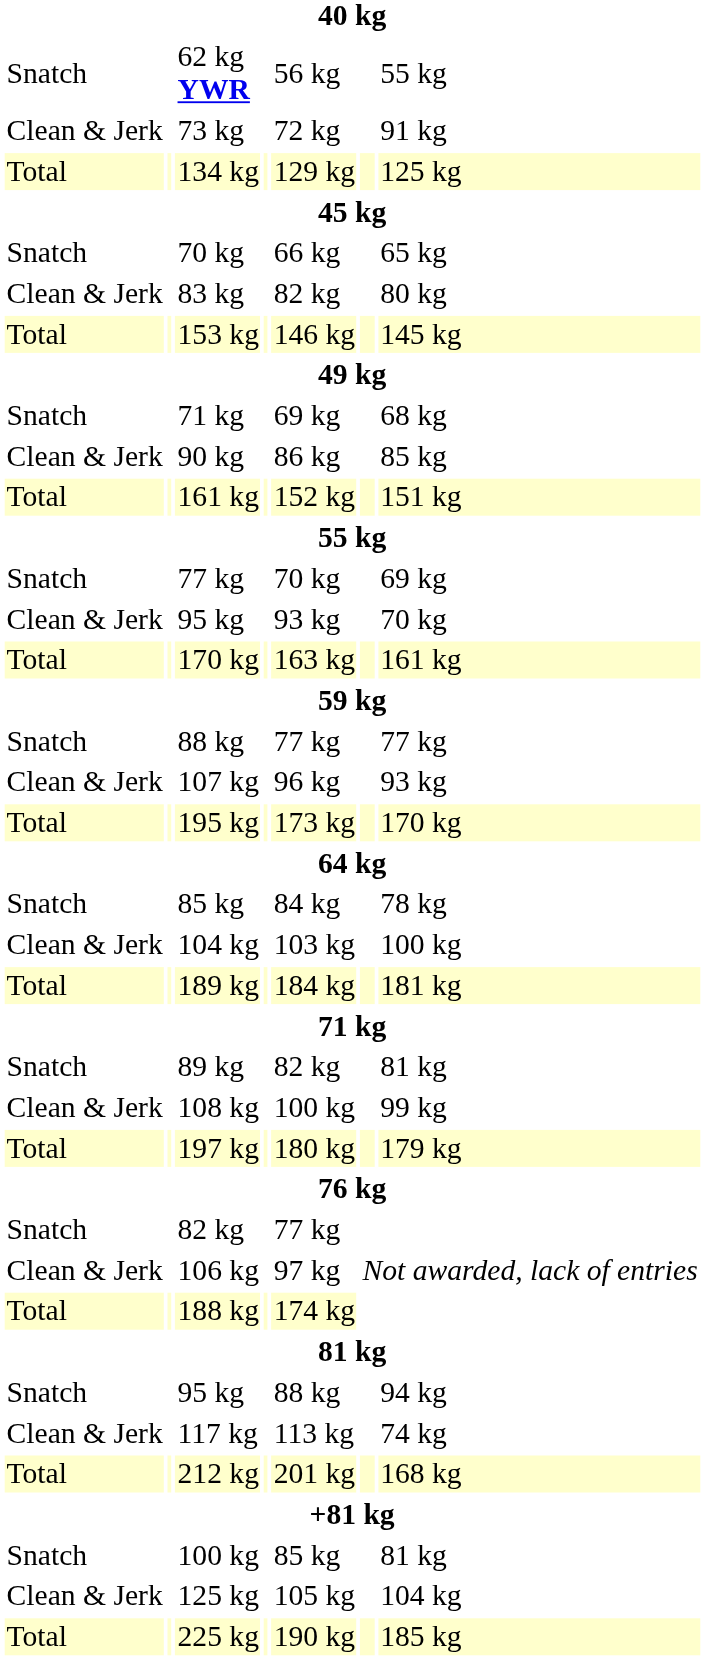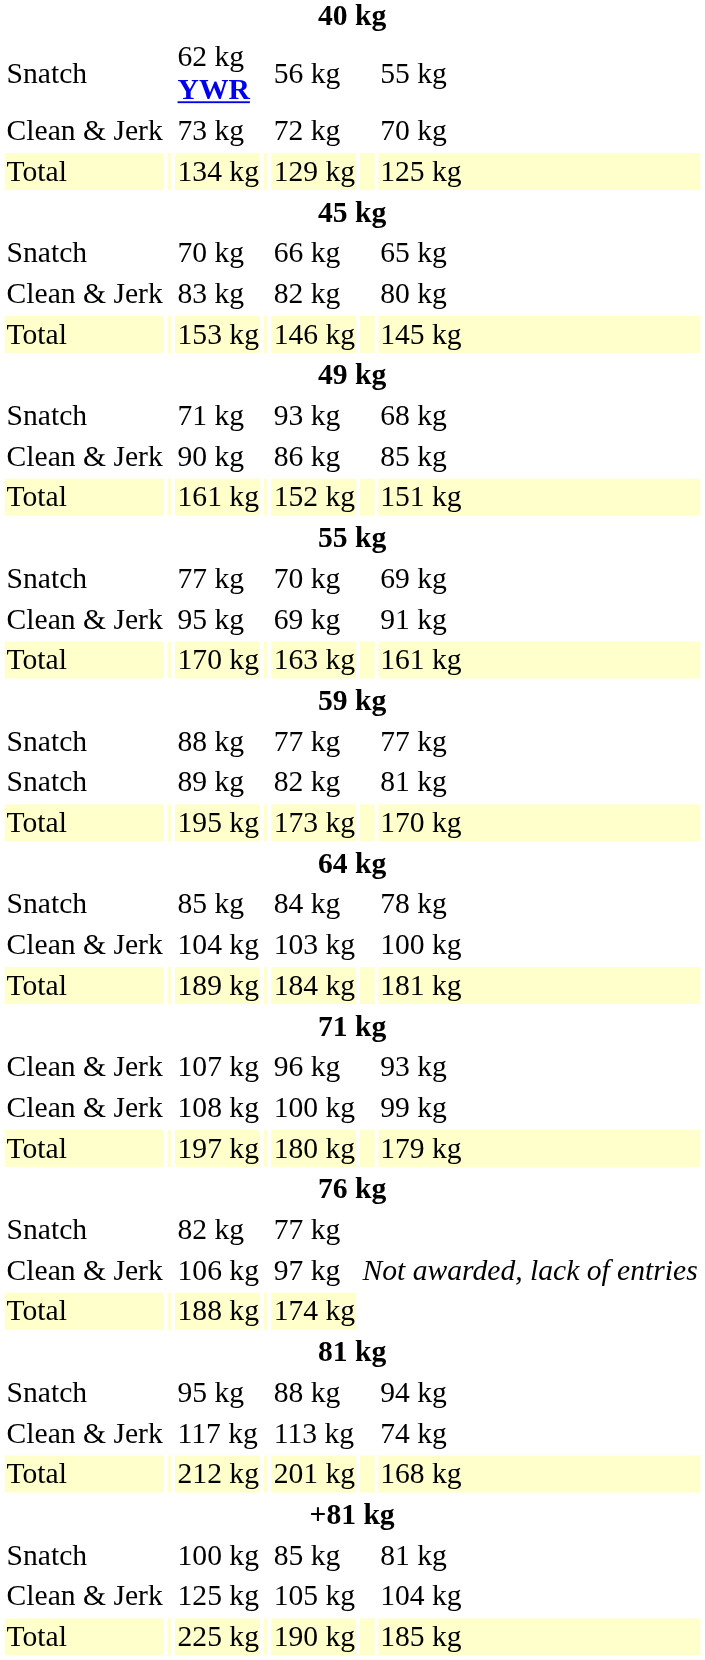(413, 130) 91 kg -> (413, 130) 70 kg
(307, 415) 69 kg -> (307, 415) 93 kg
(307, 618) 93 kg -> (307, 618) 69 kg
(413, 618) 70 kg -> (413, 618) 91 kg
rows swapped: (85, 781) <-> (47, 1066)
